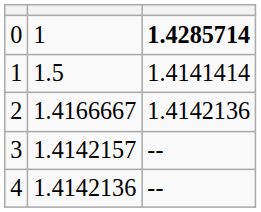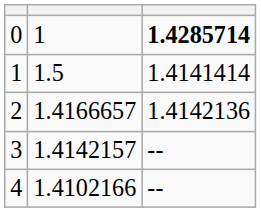(85, 111) 1.4166667 -> (85, 111) 1.4166657
(85, 188) 1.4142136 -> (85, 188) 1.4102166
